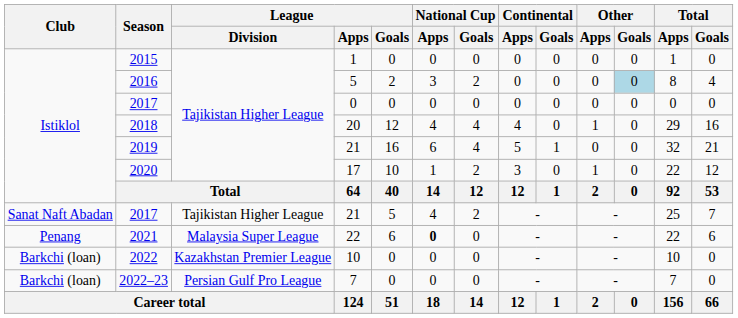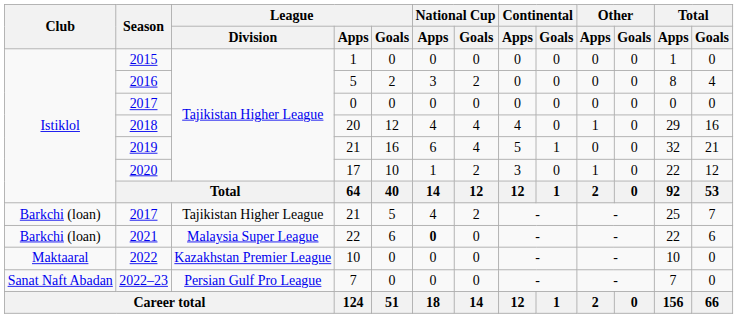(634, 81) lightblue background -> (634, 81) no background
(60, 214) Sanat Naft Abadan -> (60, 214) Barkchi (loan)
(60, 236) Penang -> (60, 236) Barkchi (loan)
(60, 258) Barkchi (loan) -> (60, 258) Maktaaral
(60, 280) Barkchi (loan) -> (60, 280) Sanat Naft Abadan
